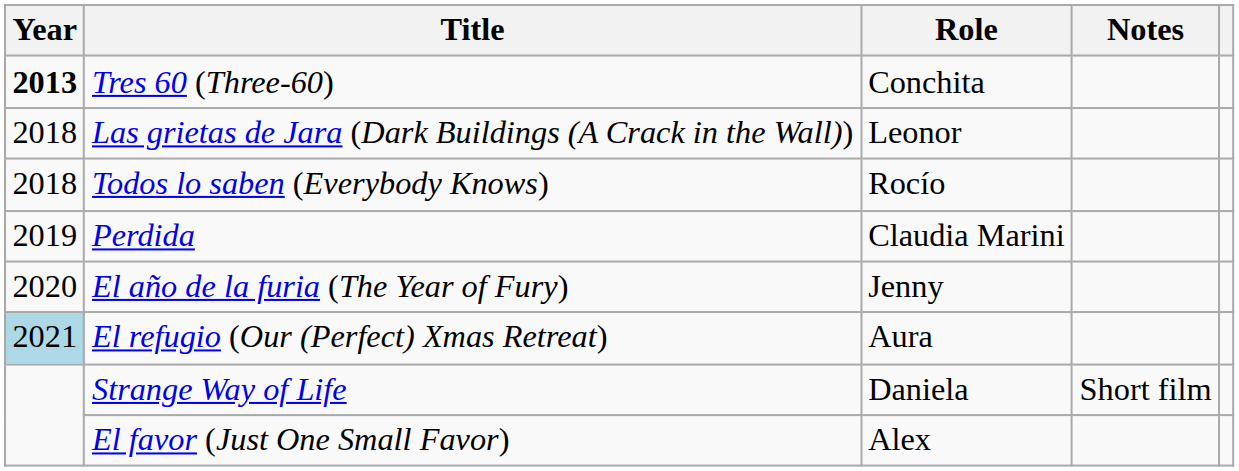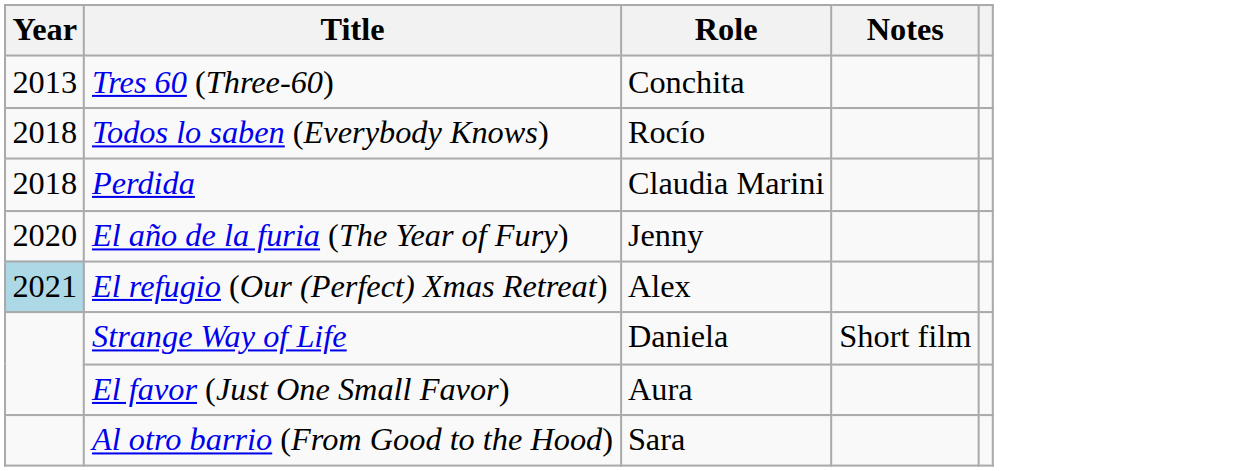(45, 81) bold -> (45, 81) normal
- row: (473, 132)
(45, 235) 2019 -> (45, 183) 2018
(900, 337) Aura -> (659, 286) Alex
(900, 440) Alex -> (660, 388) Aura
+ row: (352, 440)
